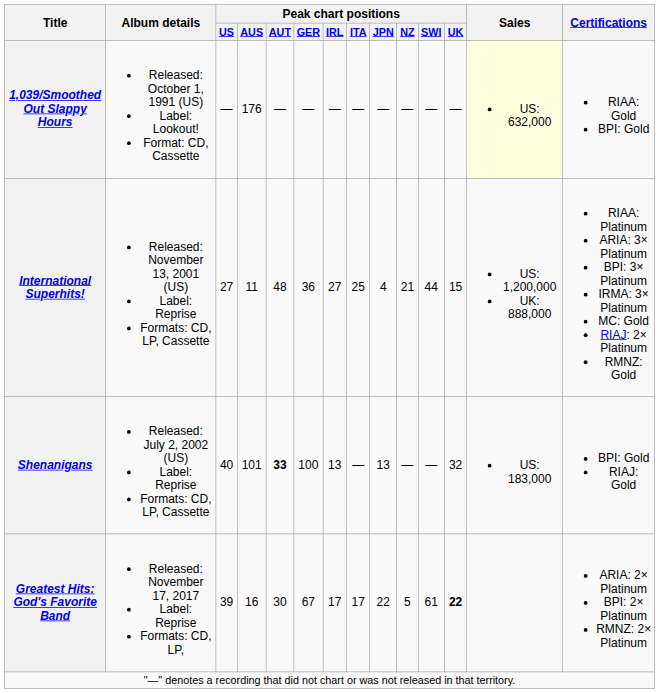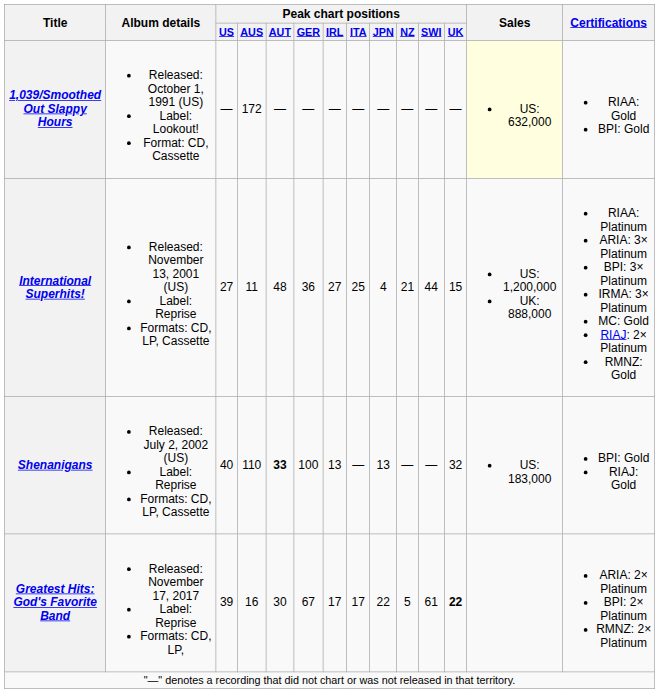(252, 109) 176 -> (252, 109) 172
(252, 465) 101 -> (252, 465) 110
